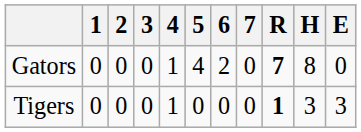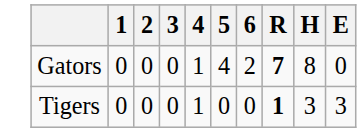- column: (250, 25)
